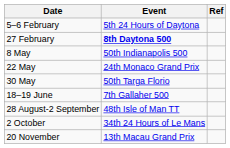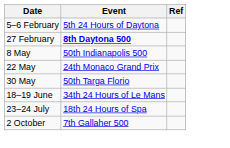(136, 94) 7th Gallaher 500 -> (114, 94) 34th 24 Hours of Le Mans
+ row: (28, 108)
- row: (53, 108)
(154, 122) 34th 24 Hours of Le Mans -> (96, 122) 7th Gallaher 500
- row: (33, 136)
